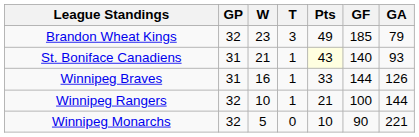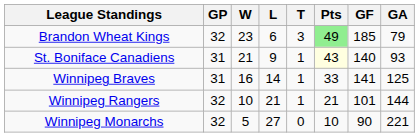+ column: (273, 15)
(325, 36) no background -> (331, 36) lightgreen background
(361, 79) 144 -> (364, 79) 141
(396, 79) 126 -> (398, 79) 125
(361, 100) 100 -> (364, 100) 101
